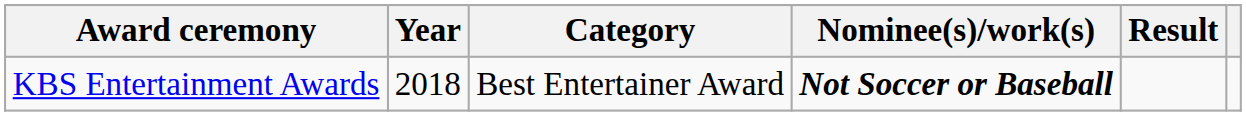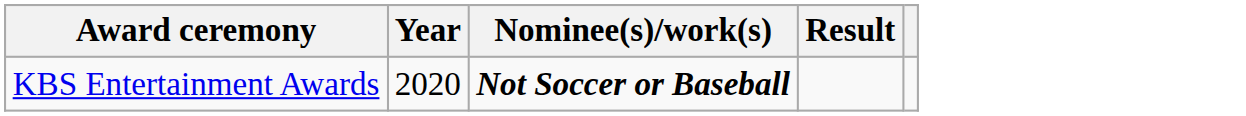- column: (630, 30)
(428, 83) 2018 -> (428, 83) 2020
